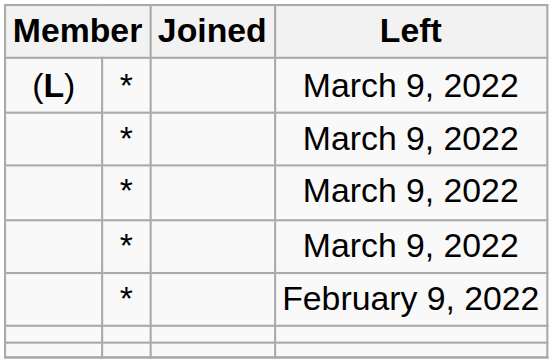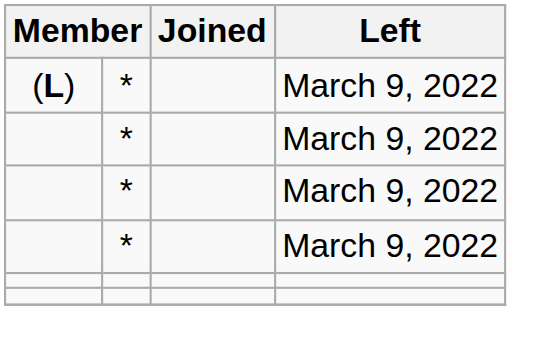- row: (54, 300)
